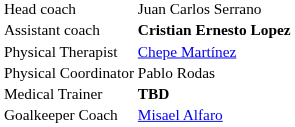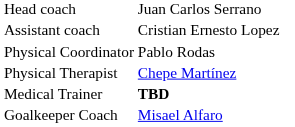(214, 30) bold -> (209, 30) normal
rows swapped: (69, 72) <-> (61, 51)
